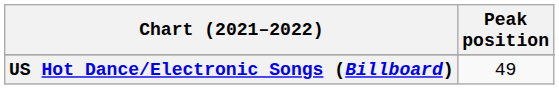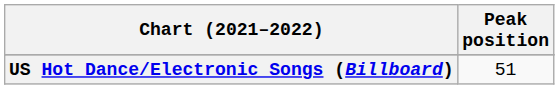(506, 70) 49 -> (506, 70) 51
